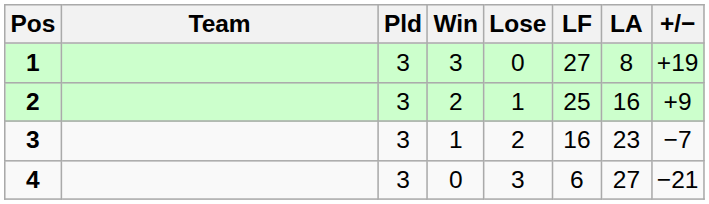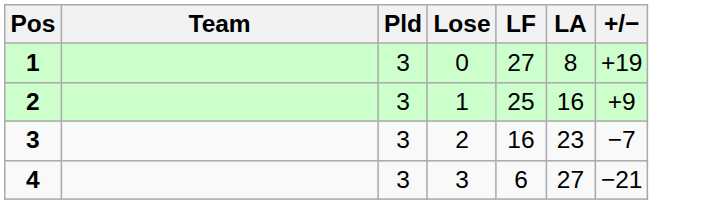- column: (456, 23)
